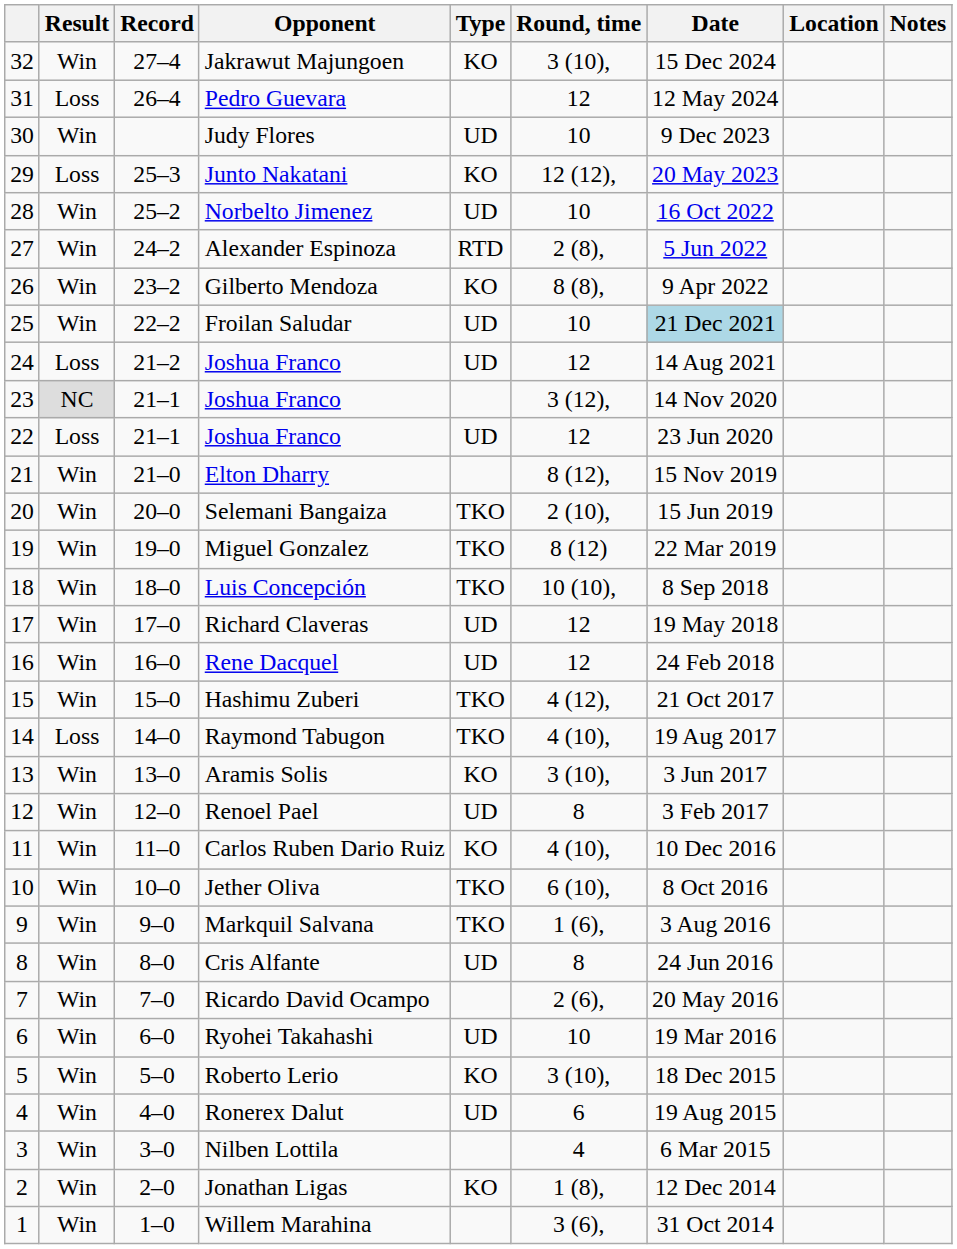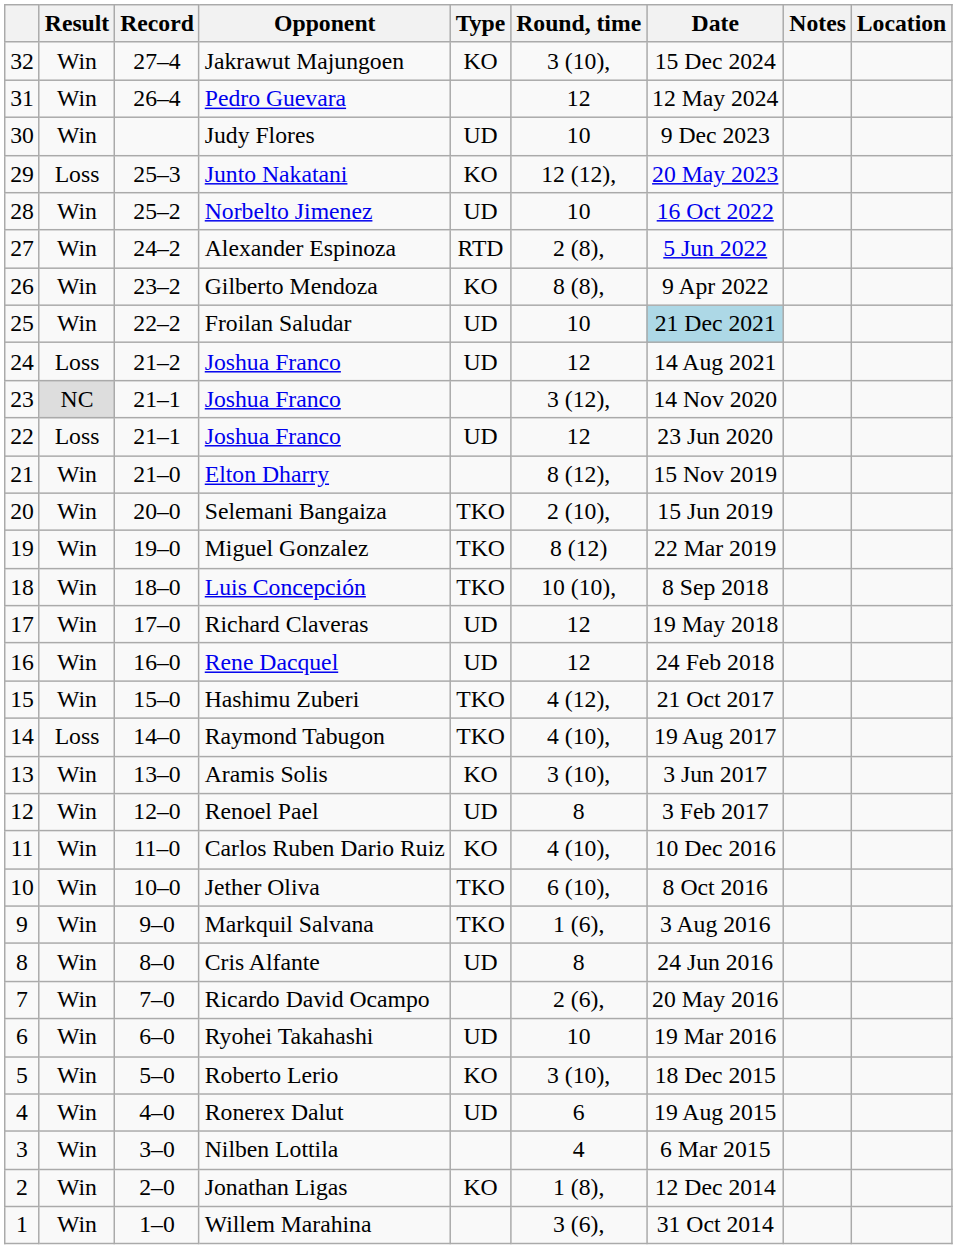columns swapped: (834, 23) <-> (918, 23)
(77, 98) Loss -> (77, 98) Win
